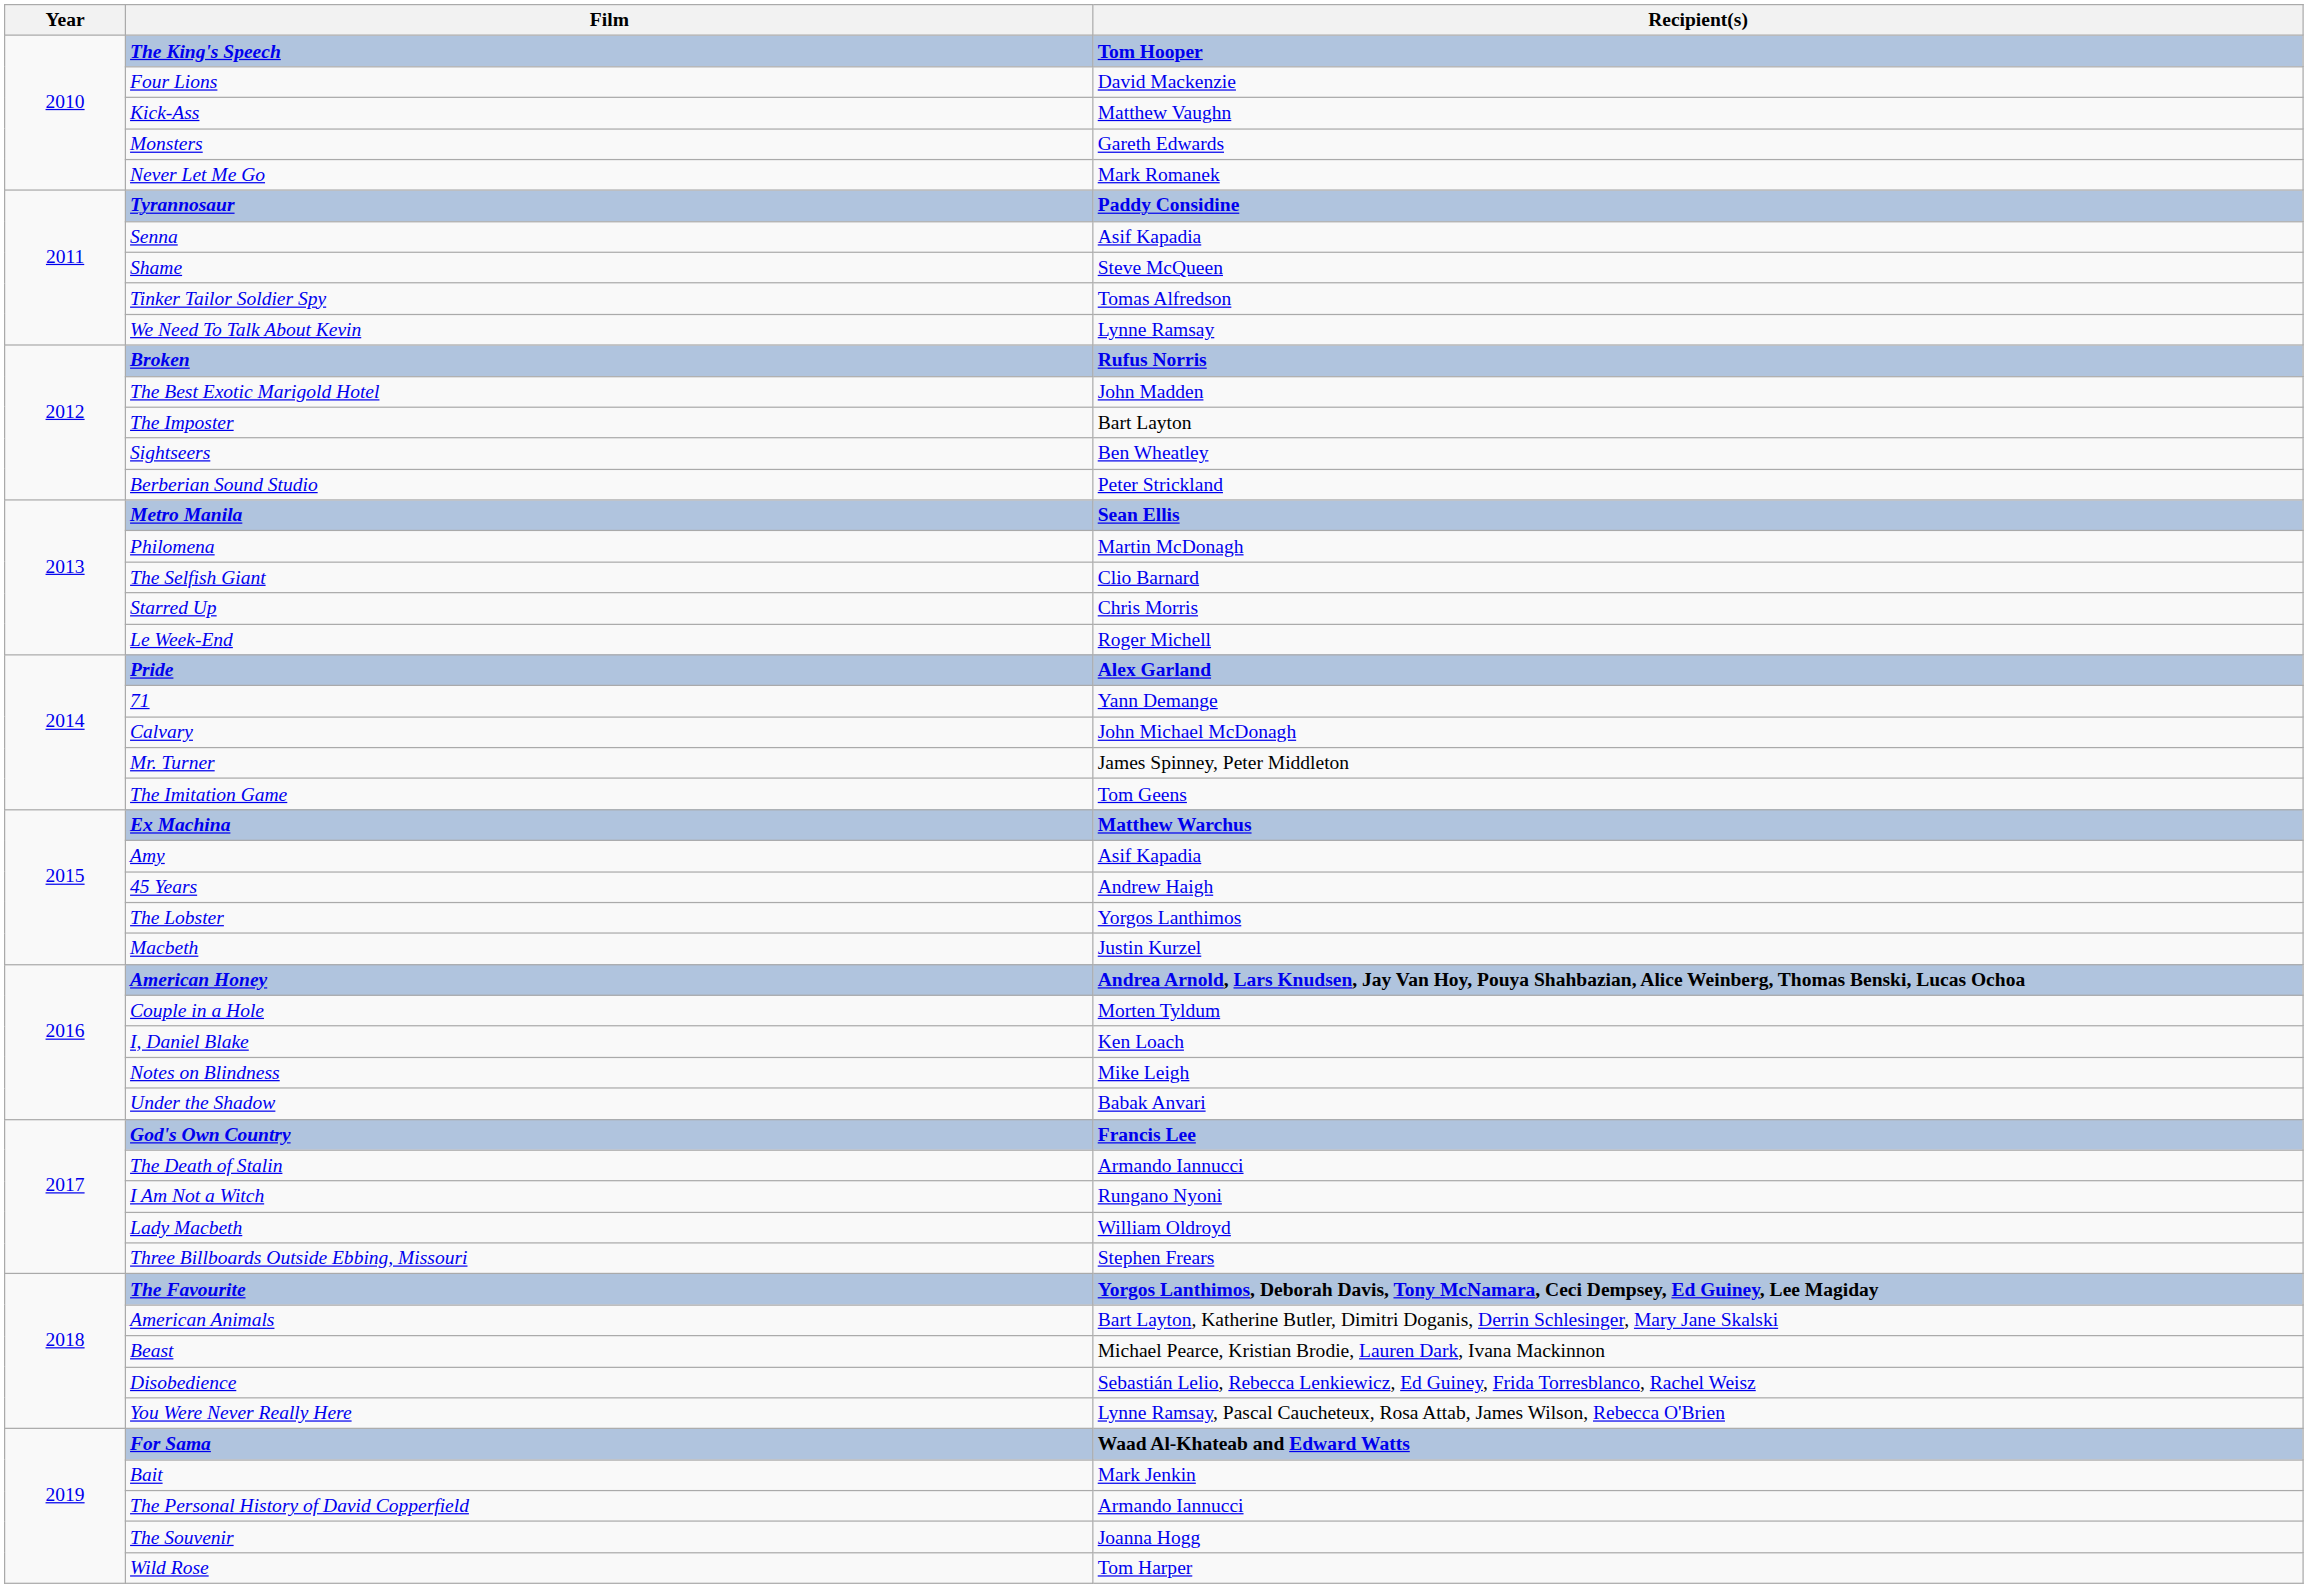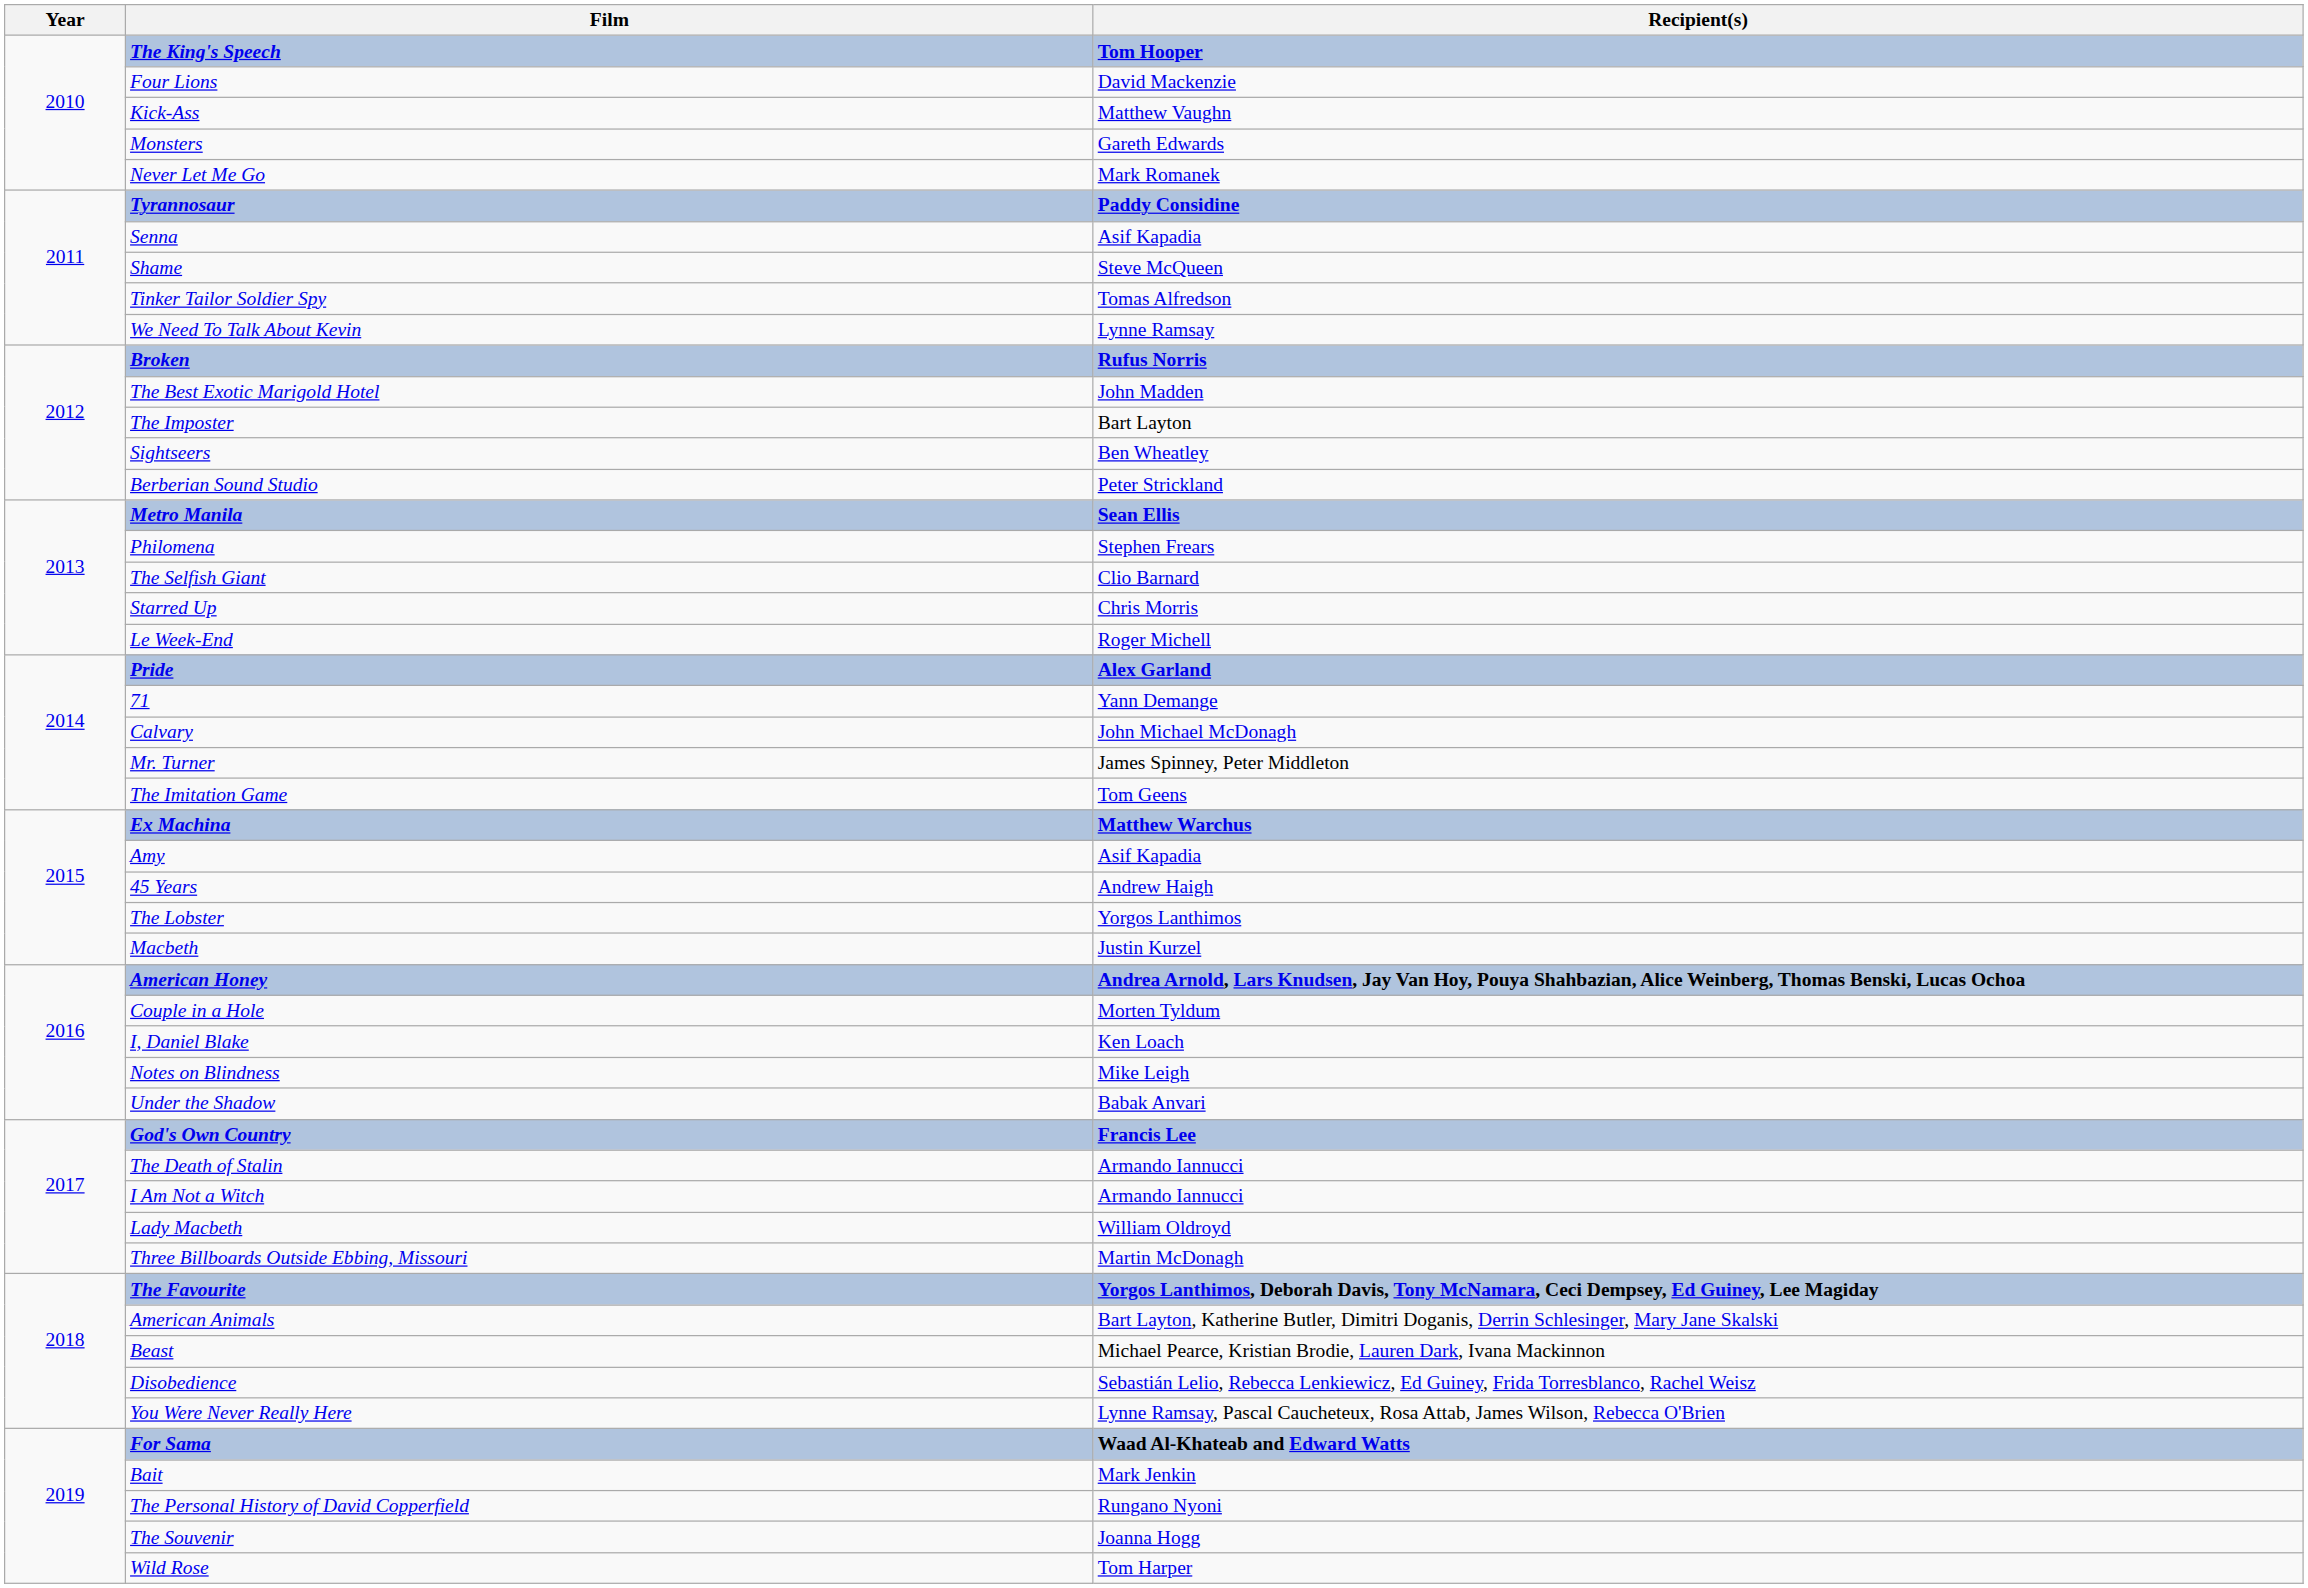(1171, 546) Martin McDonagh -> (1156, 546) Stephen Frears
(1160, 1196) Rungano Nyoni -> (1171, 1196) Armando Iannucci
(1156, 1258) Stephen Frears -> (1171, 1258) Martin McDonagh
(1171, 1505) Armando Iannucci -> (1160, 1505) Rungano Nyoni
